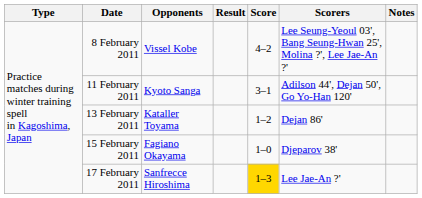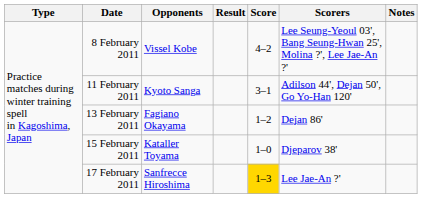(161, 119) Kataller Toyama -> (165, 119) Fagiano Okayama
(165, 149) Fagiano Okayama -> (161, 149) Kataller Toyama
